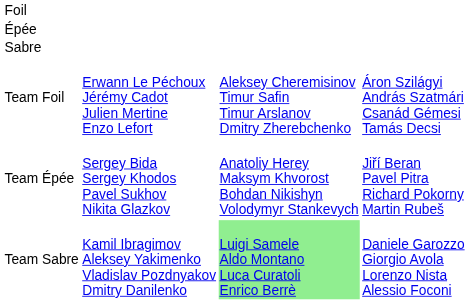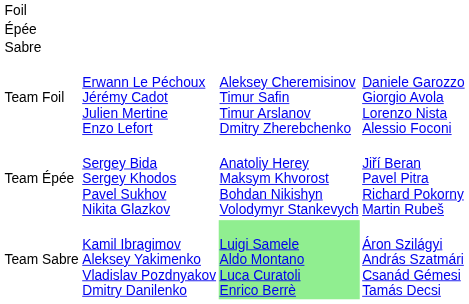(413, 105) Áron Szilágyi András Szatmári Csanád Gémesi Tamás Decsi -> (413, 105) Daniele Garozzo Giorgio Avola Lorenzo Nista Alessio Foconi
(413, 267) Daniele Garozzo Giorgio Avola Lorenzo Nista Alessio Foconi -> (413, 267) Áron Szilágyi András Szatmári Csanád Gémesi Tamás Decsi
